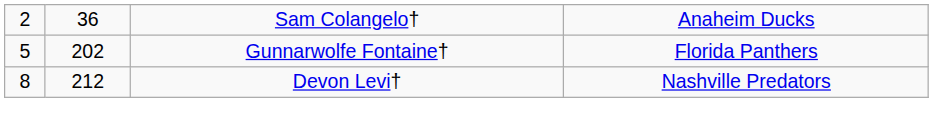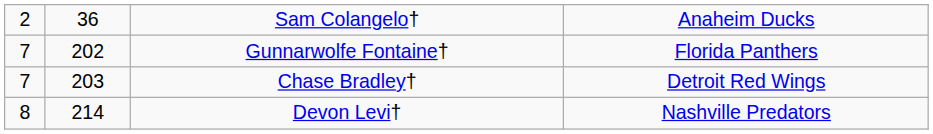(25, 50) 5 -> (25, 50) 7
+ row: (347, 81)
(88, 81) 212 -> (88, 112) 214
